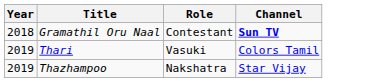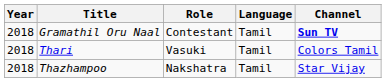+ column: (265, 14)
(21, 50) 2019 -> (21, 50) 2018
(21, 68) 2019 -> (21, 68) 2018
